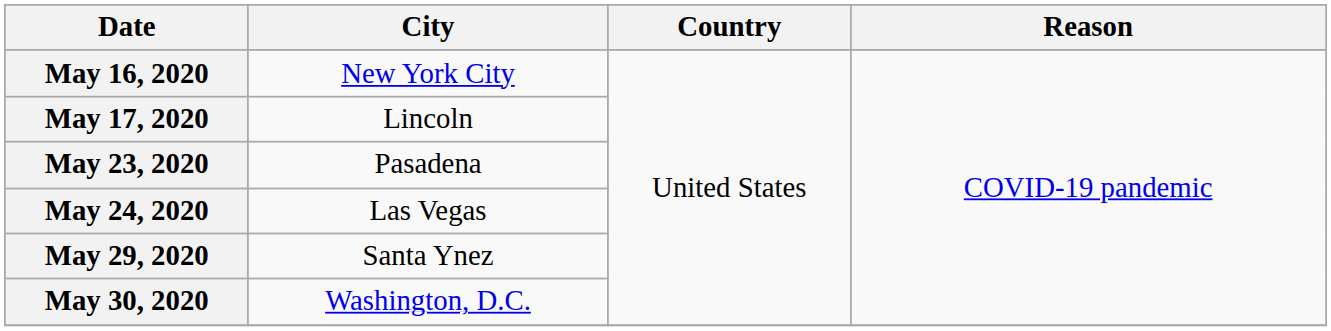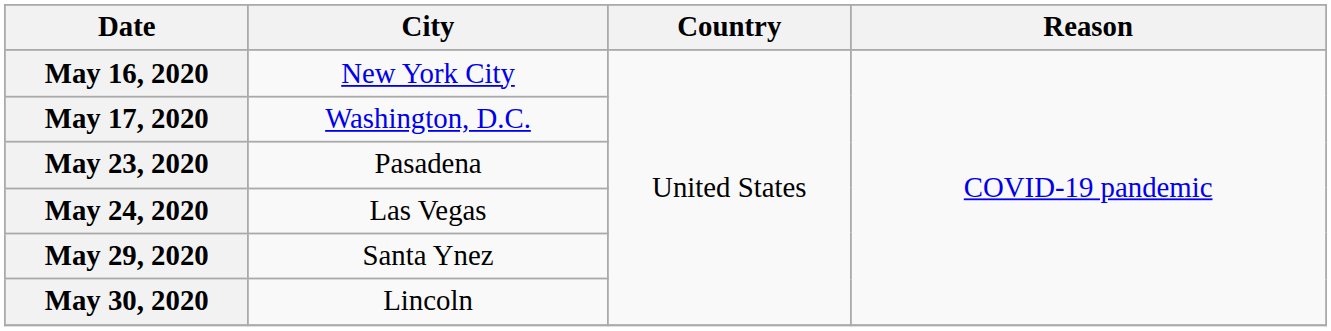(428, 118) Lincoln -> (428, 118) Washington, D.C.
(428, 301) Washington, D.C. -> (428, 301) Lincoln
